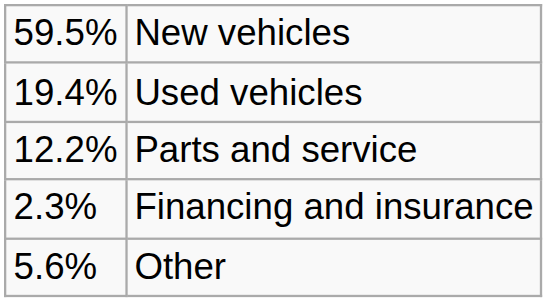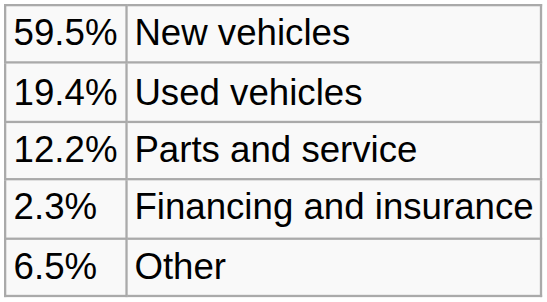(55, 265) 5.6% -> (55, 265) 6.5%
